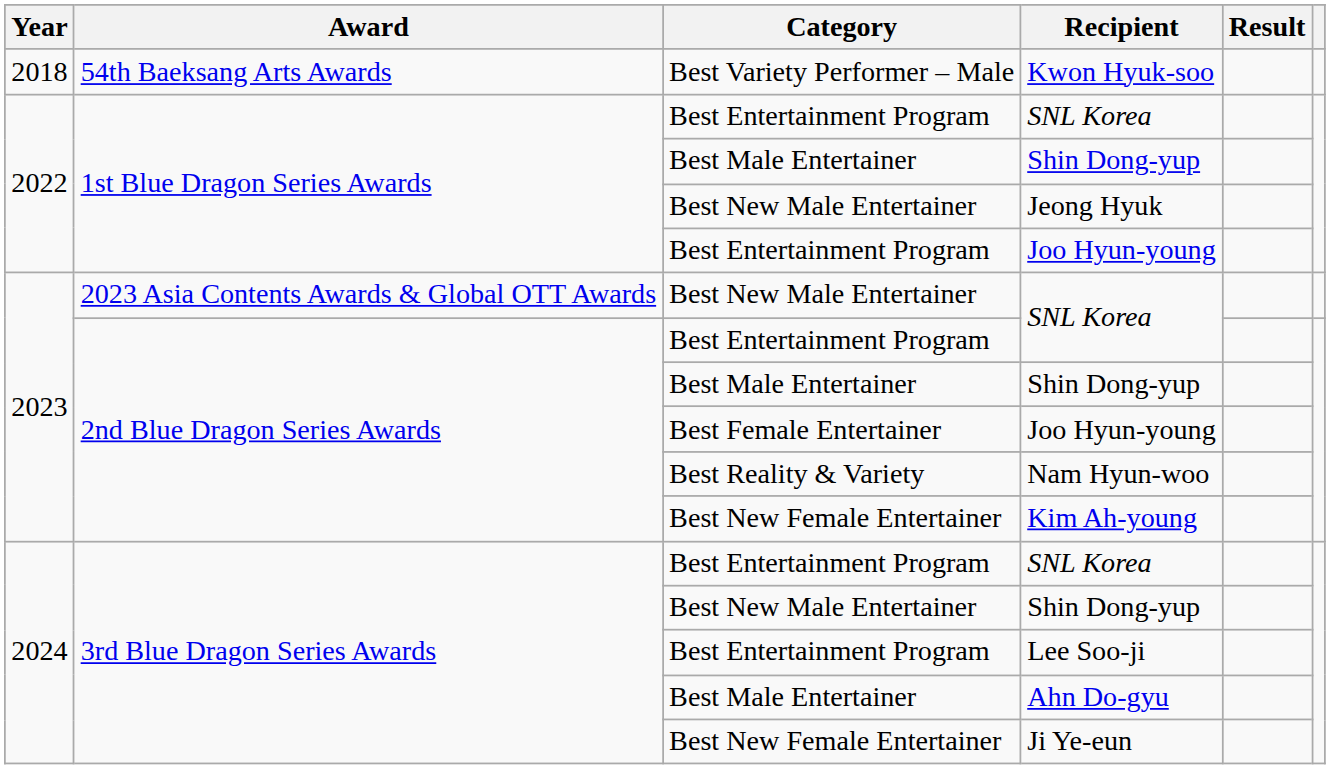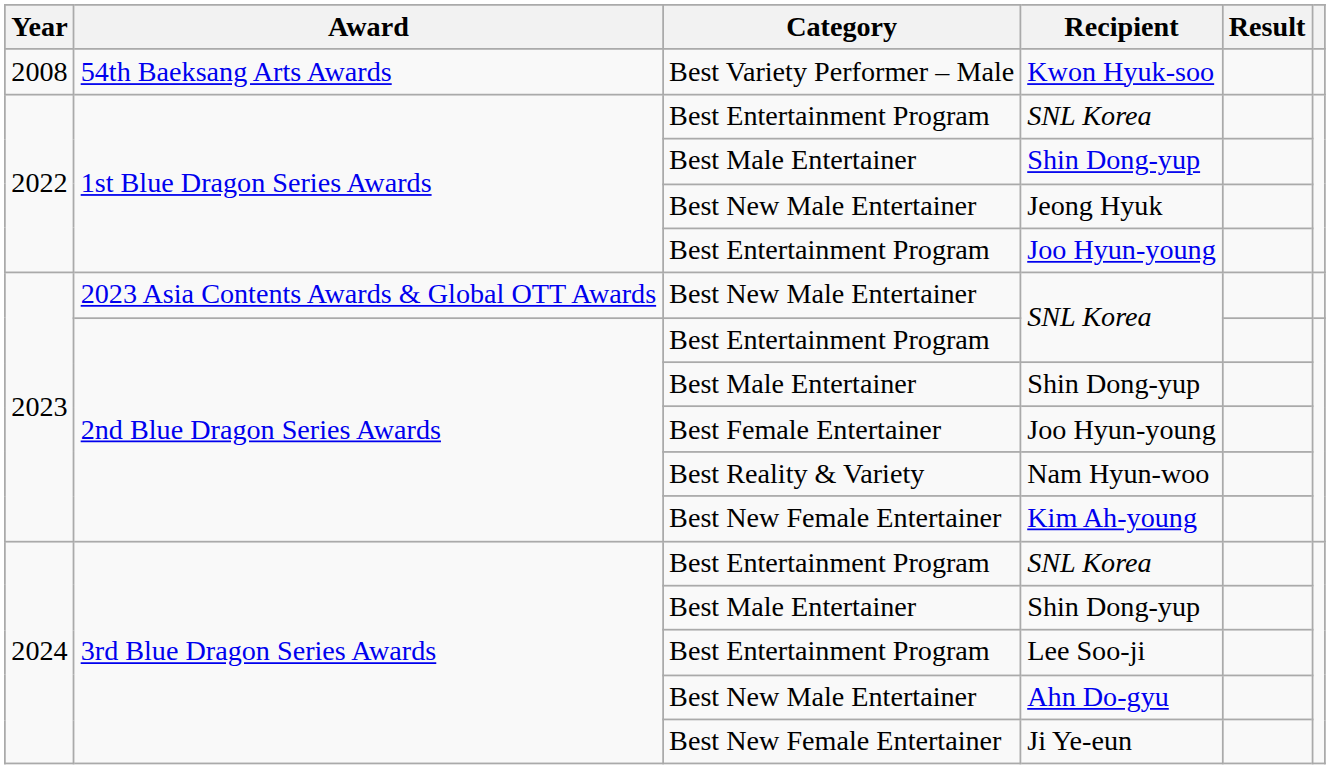(40, 71) 2018 -> (40, 71) 2008
(823, 607) Best New Male Entertainer -> (793, 607) Best Male Entertainer
(793, 696) Best Male Entertainer -> (823, 696) Best New Male Entertainer
